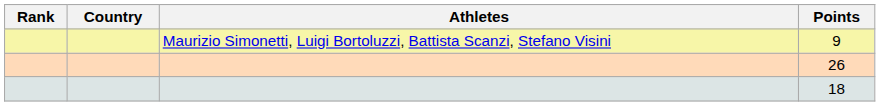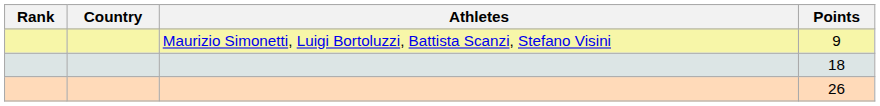rows swapped: (837, 89) <-> (837, 65)
